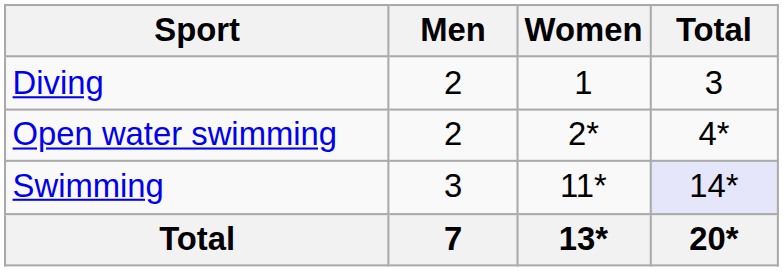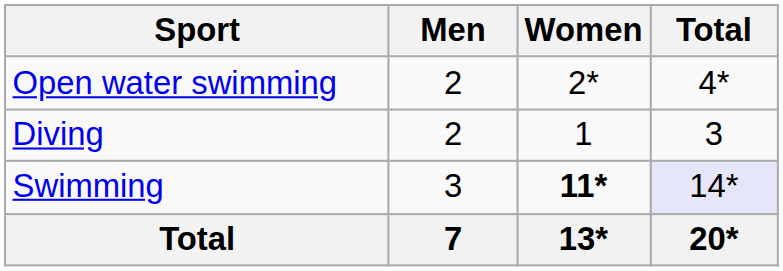rows swapped: (58, 82) <-> (175, 134)
(583, 186) normal -> (583, 186) bold
